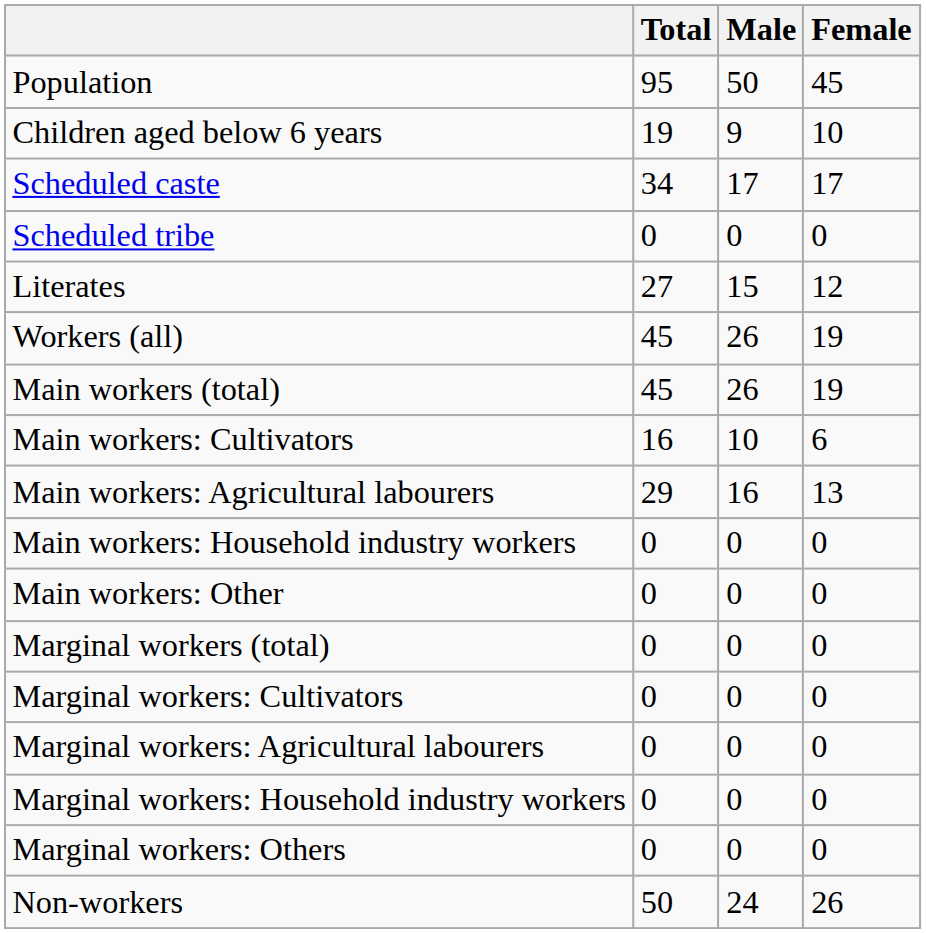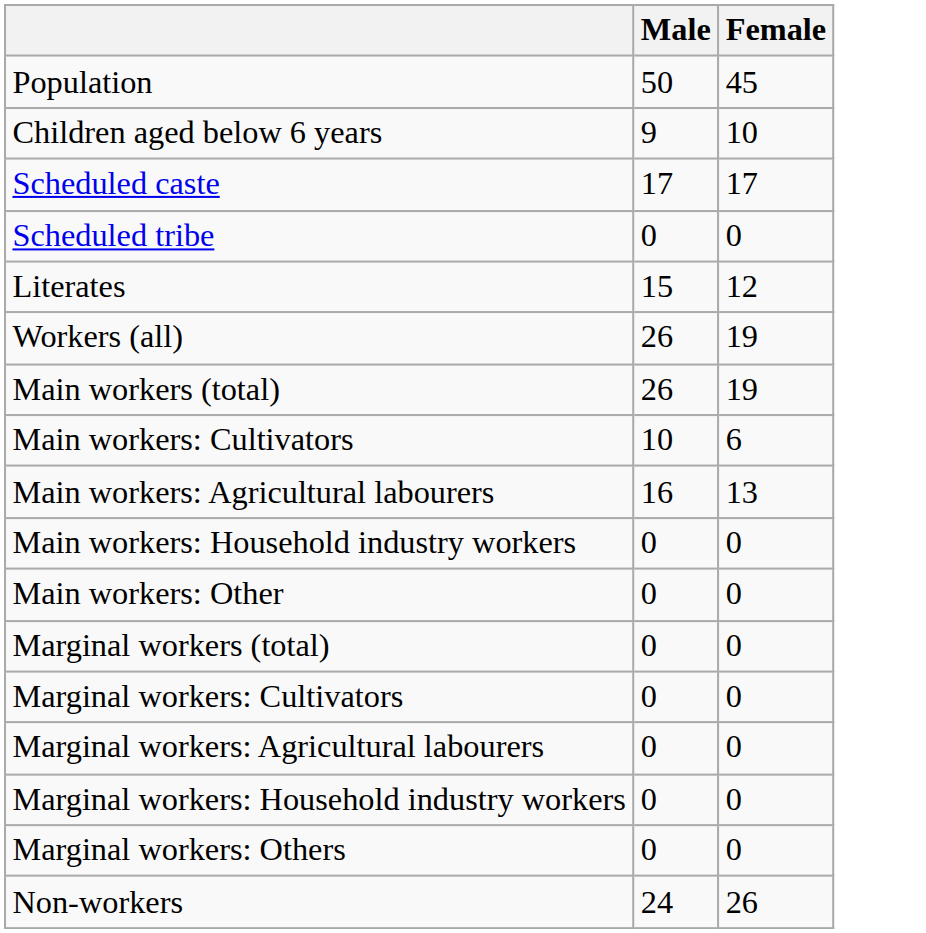- column: (676, 30)
